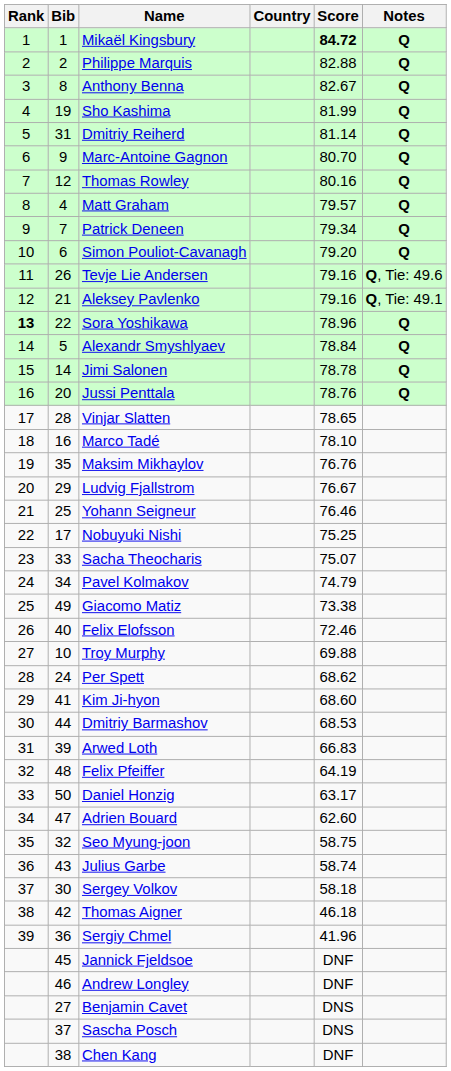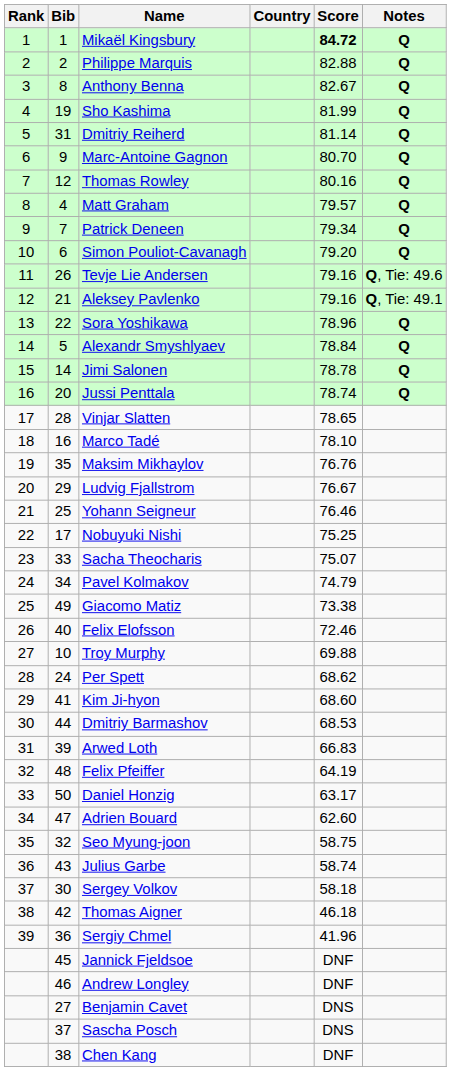(26, 323) bold -> (26, 323) normal
(338, 393) 78.76 -> (338, 393) 78.74
